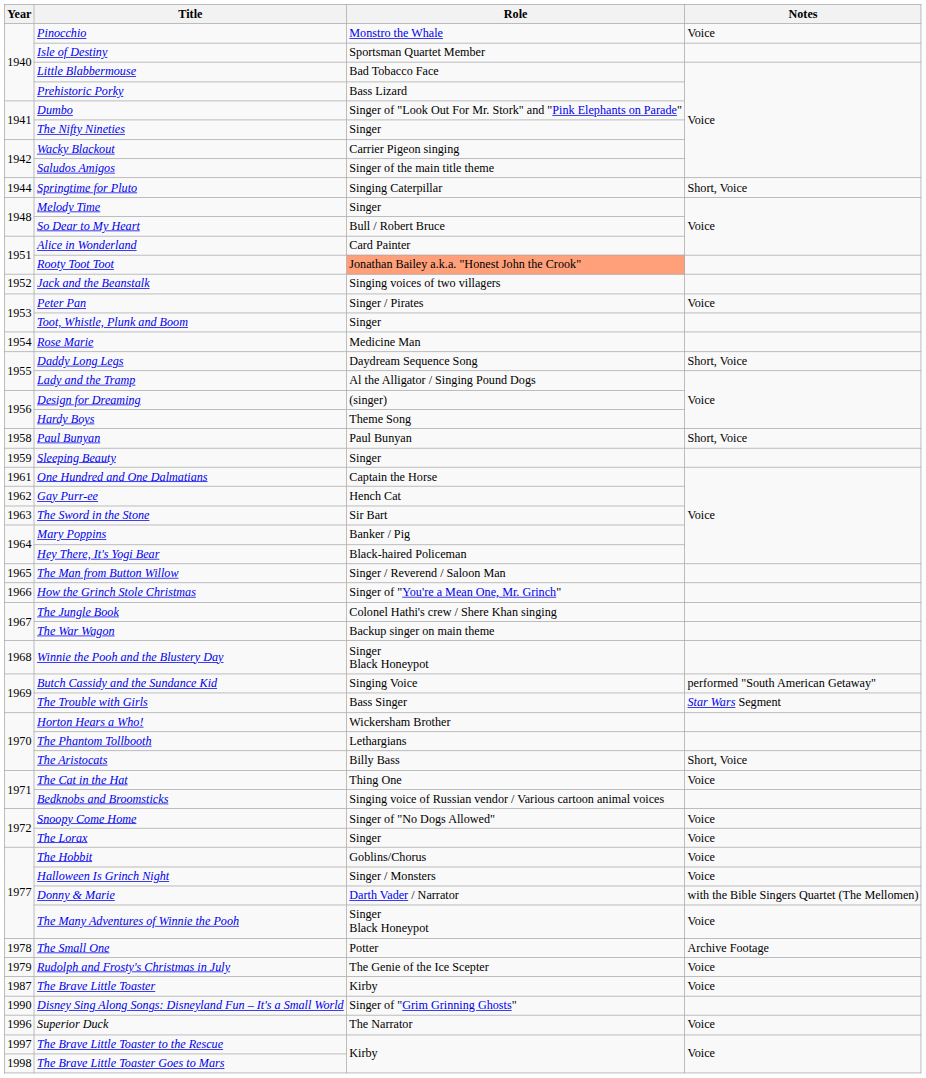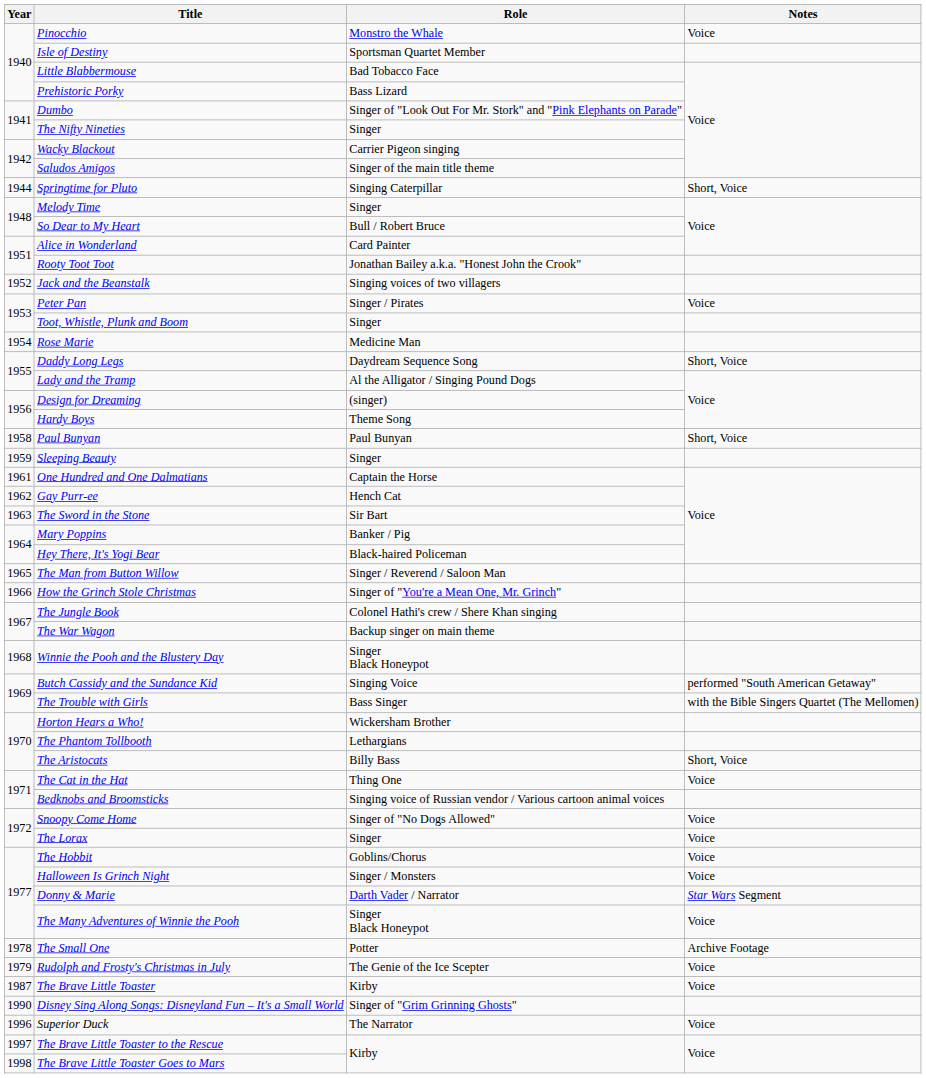(465, 264) lightsalmon background -> (465, 264) no background
(734, 702) Star Wars Segment -> (803, 702) with the Bible Singers Quartet (The Mellomen)
(803, 895) with the Bible Singers Quartet (The Mellomen) -> (734, 895) Star Wars Segment
